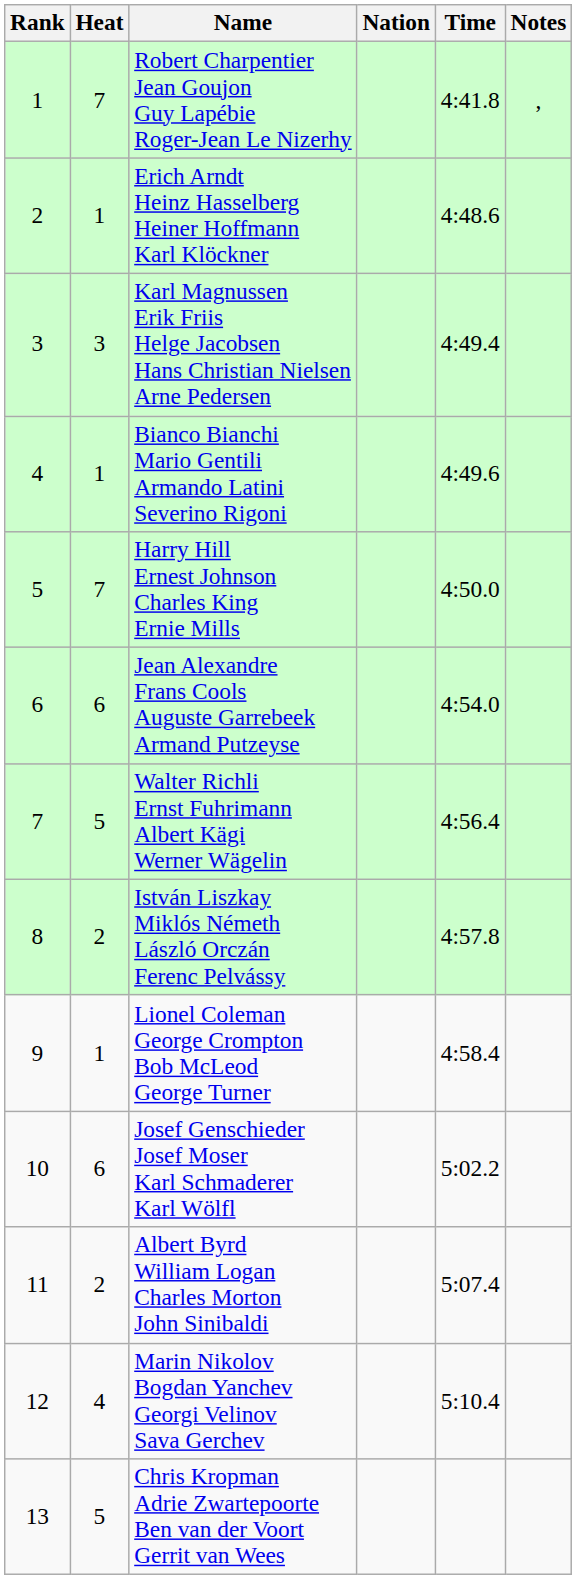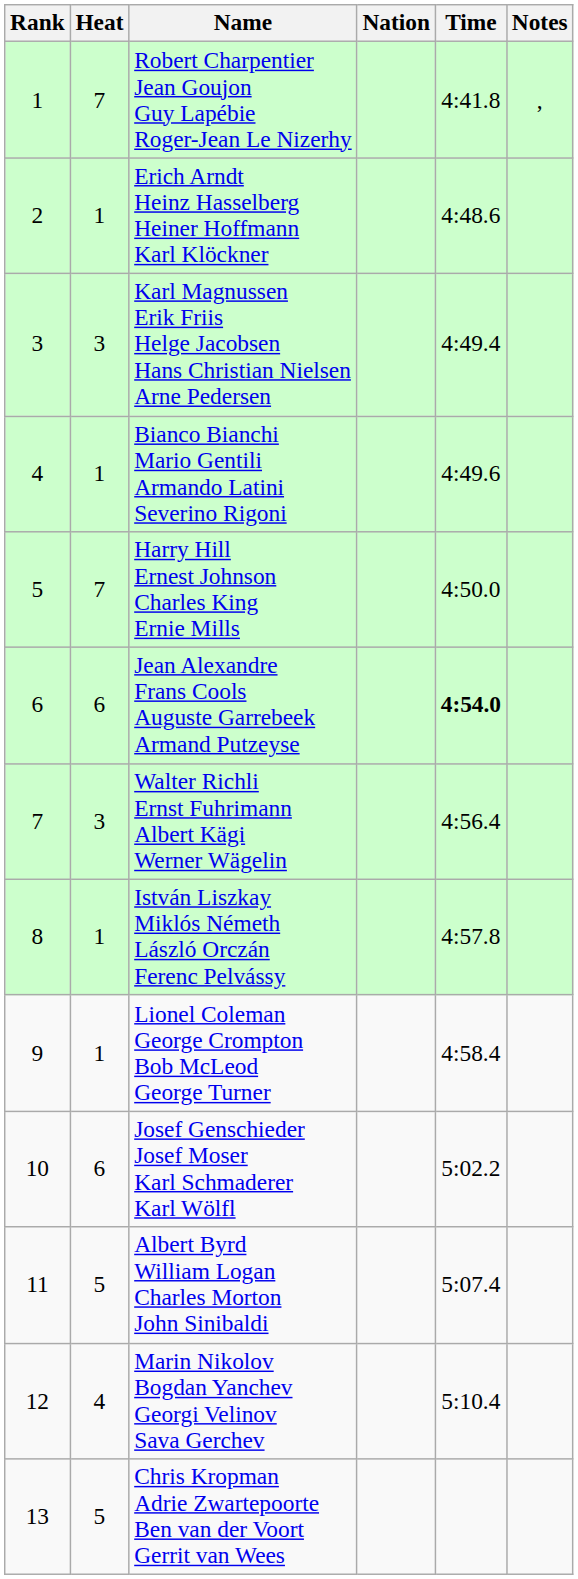(470, 705) normal -> (471, 705) bold
(99, 821) 5 -> (99, 821) 3
(99, 936) 2 -> (99, 936) 1
(99, 1284) 2 -> (99, 1284) 5
